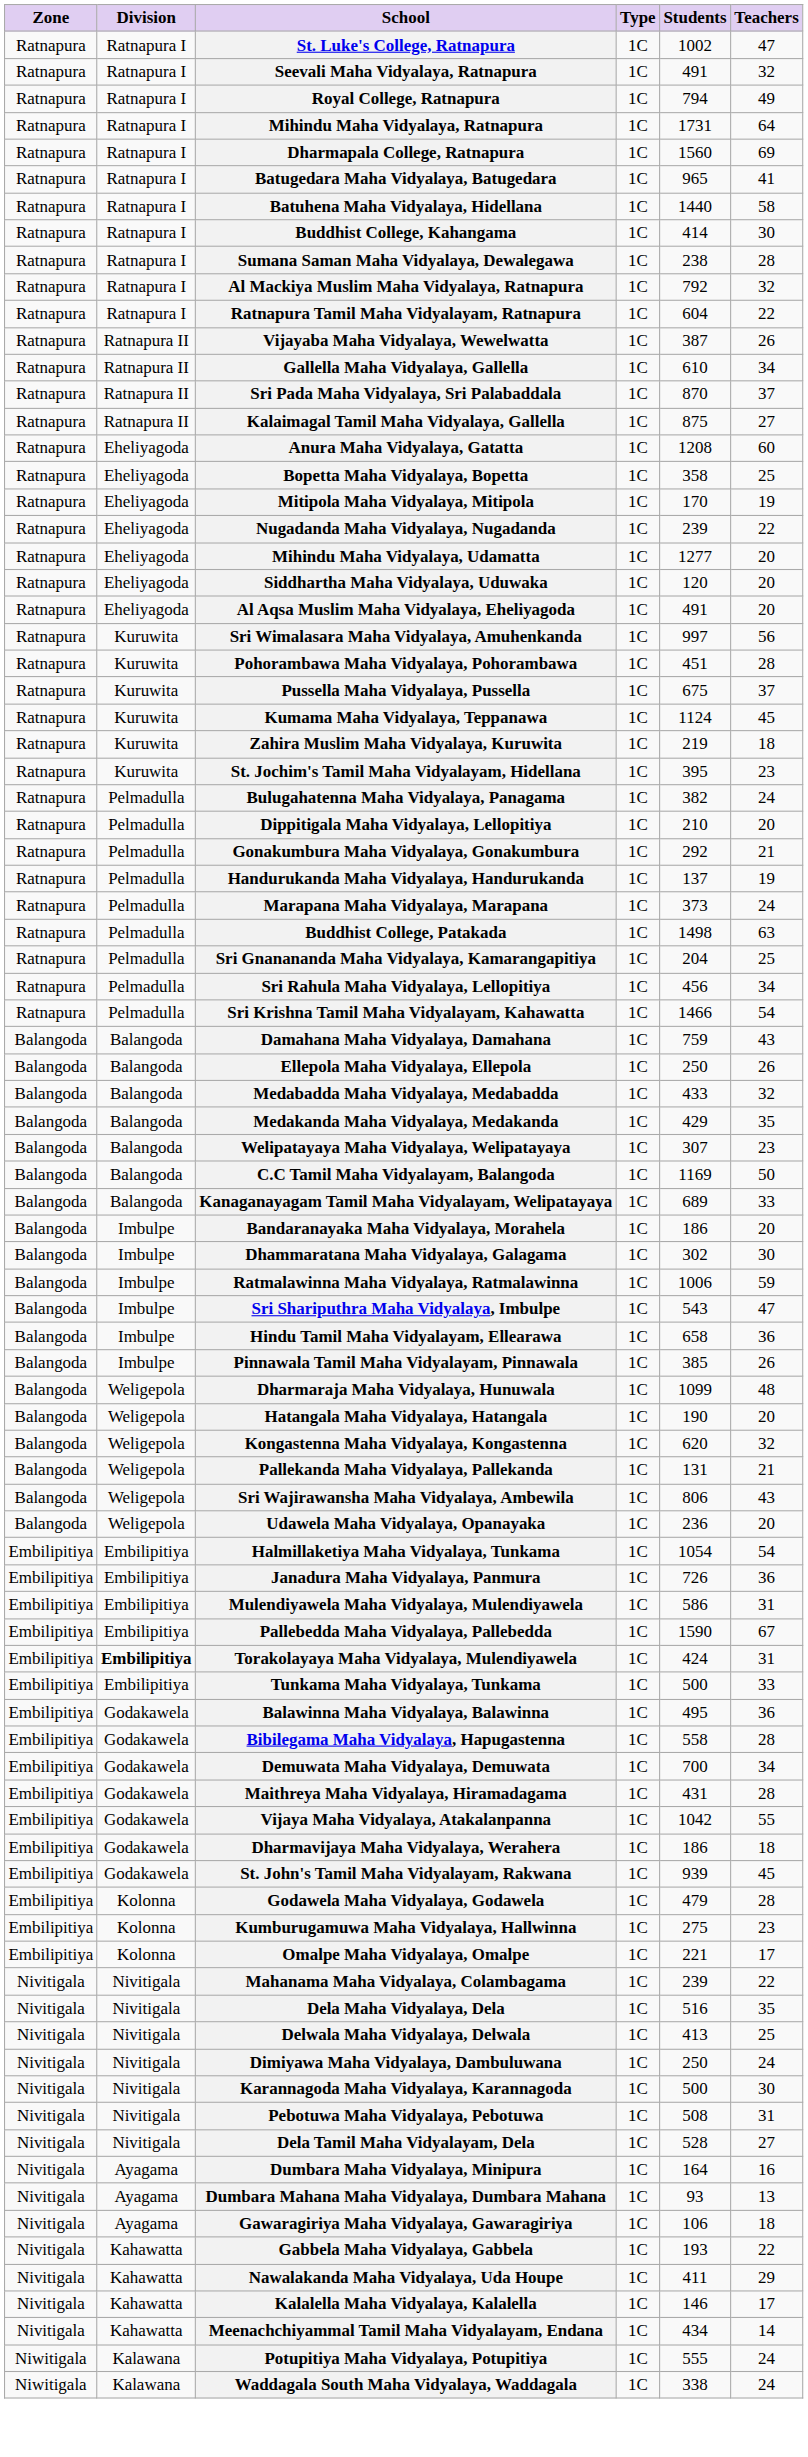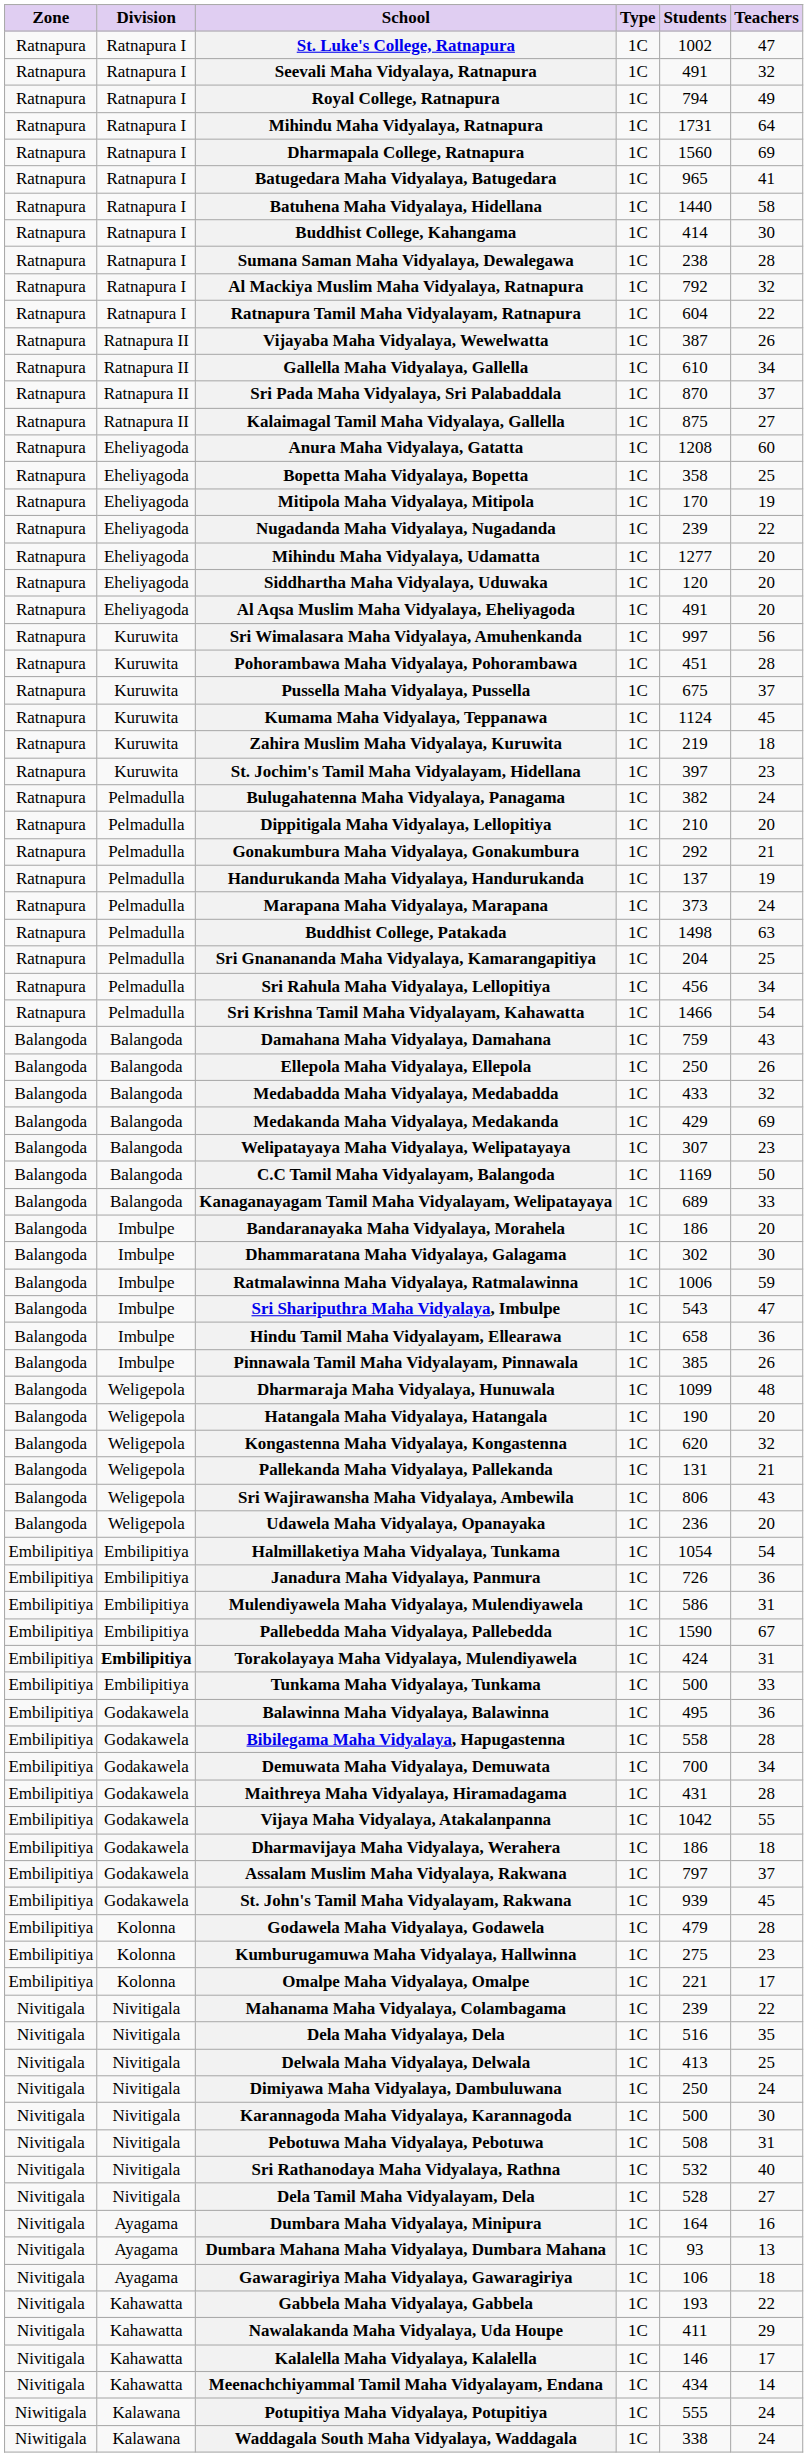(695, 771) 395 -> (695, 771) 397
(767, 1120) 35 -> (767, 1120) 69
+ row: (406, 1873)
+ row: (406, 2169)
